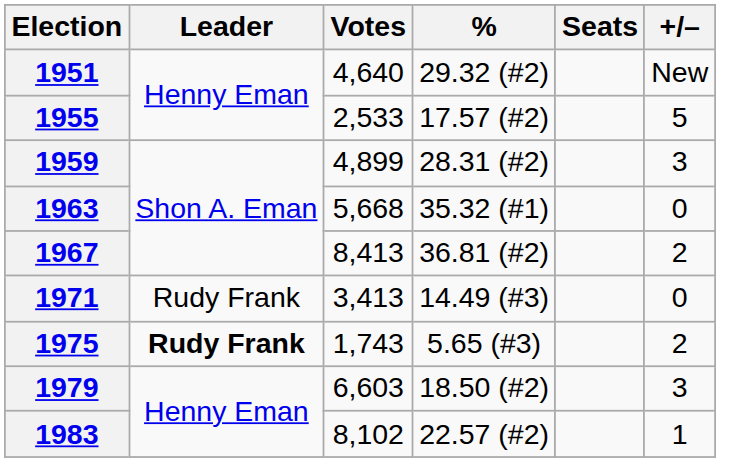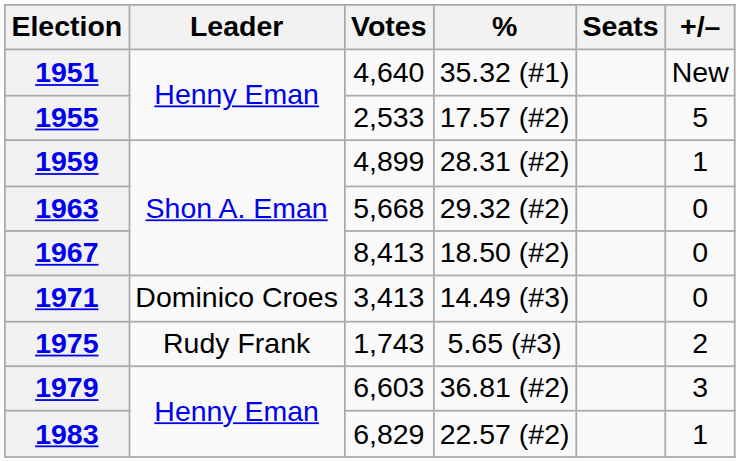(484, 72) 29.32 (#2) -> (505, 72) 35.32 (#1)
(680, 162) 3 -> (700, 162) 1
(484, 207) 35.32 (#1) -> (505, 207) 29.32 (#2)
(484, 252) 36.81 (#2) -> (505, 252) 18.50 (#2)
(680, 252) 2 -> (700, 252) 0
(226, 298) Rudy Frank -> (237, 298) Dominico Croes
(226, 343) bold -> (237, 343) normal
(484, 388) 18.50 (#2) -> (505, 388) 36.81 (#2)
(368, 433) 8,102 -> (389, 433) 6,829
